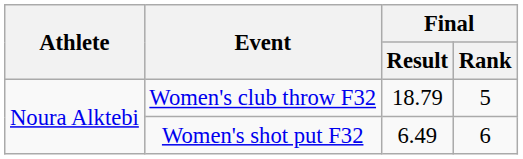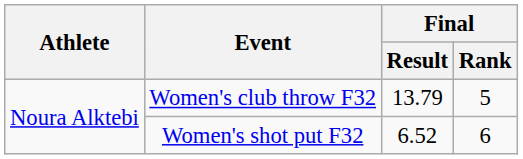(417, 98) 18.79 -> (417, 98) 13.79
(417, 135) 6.49 -> (417, 135) 6.52
